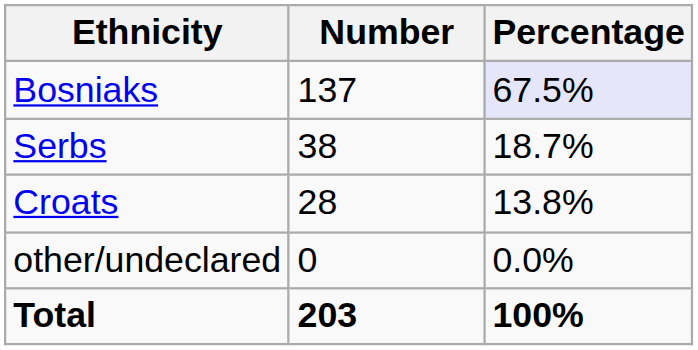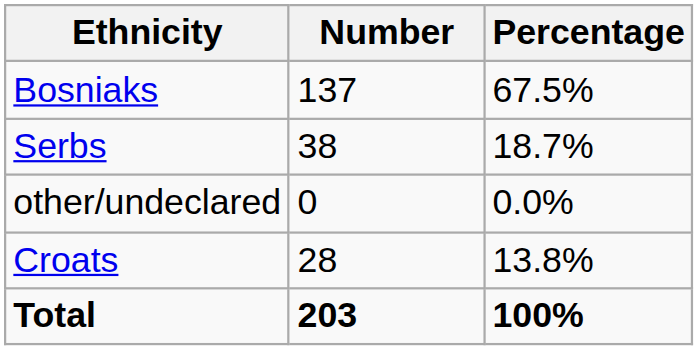(543, 89) lavender background -> (543, 89) no background
rows swapped: (66, 202) <-> (147, 259)
